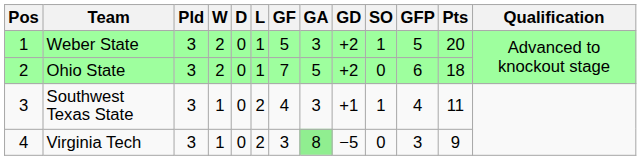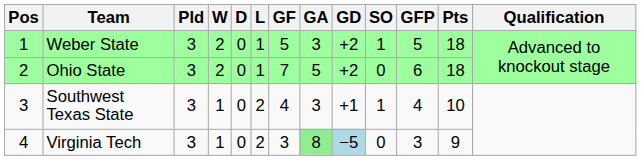(455, 44) 20 -> (455, 44) 18
(455, 106) 11 -> (455, 106) 10
(349, 141) no background -> (349, 141) lightblue background
